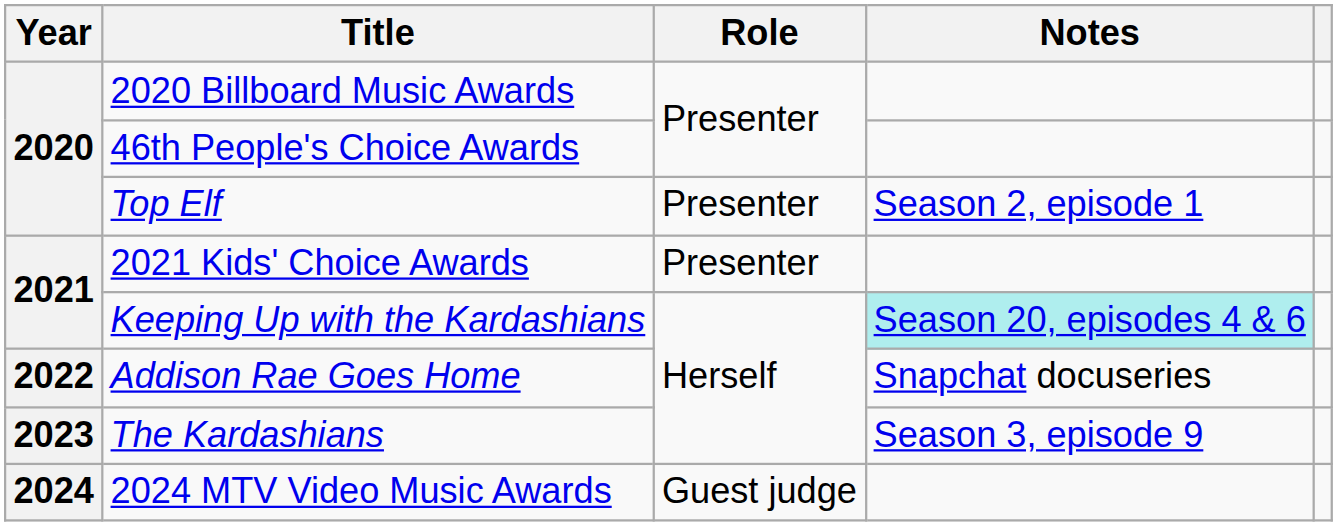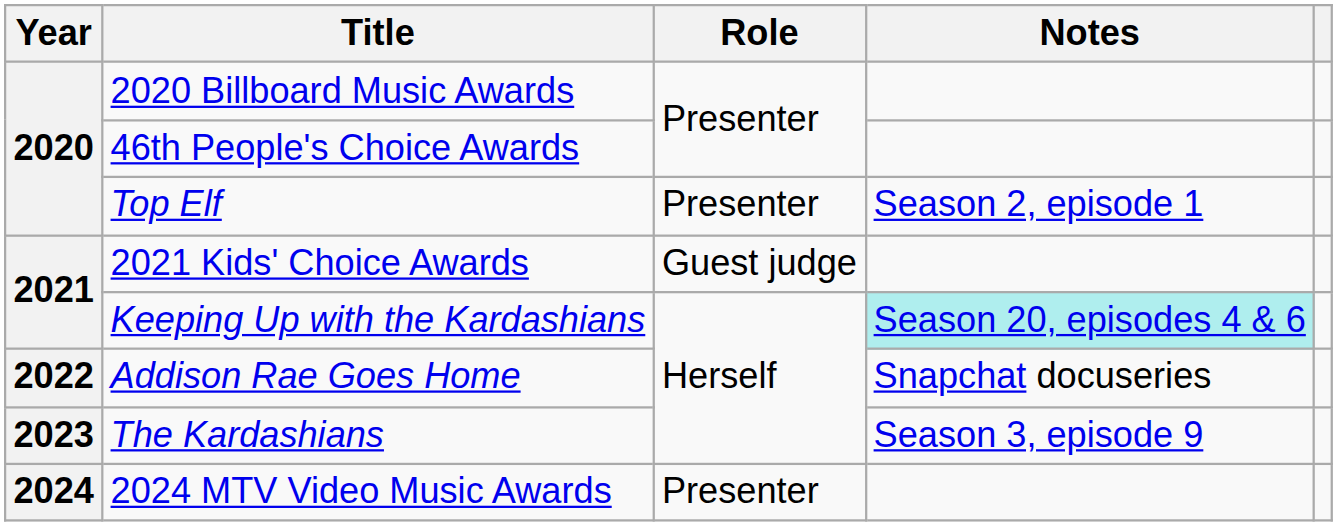(740, 262) Presenter -> (759, 262) Guest judge
(759, 491) Guest judge -> (740, 491) Presenter
